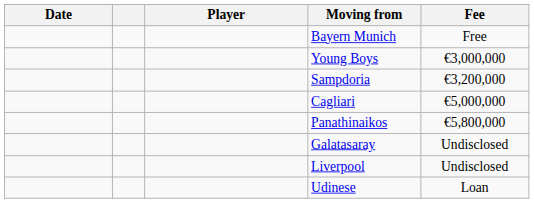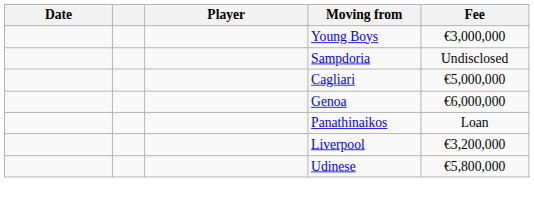- row: (354, 36)
(475, 79) €3,200,000 -> (475, 58) Undisclosed
+ row: (329, 101)
(475, 123) €5,800,000 -> (475, 123) Loan
- row: (343, 144)
(475, 166) Undisclosed -> (475, 144) €3,200,000
(475, 187) Loan -> (475, 166) €5,800,000
